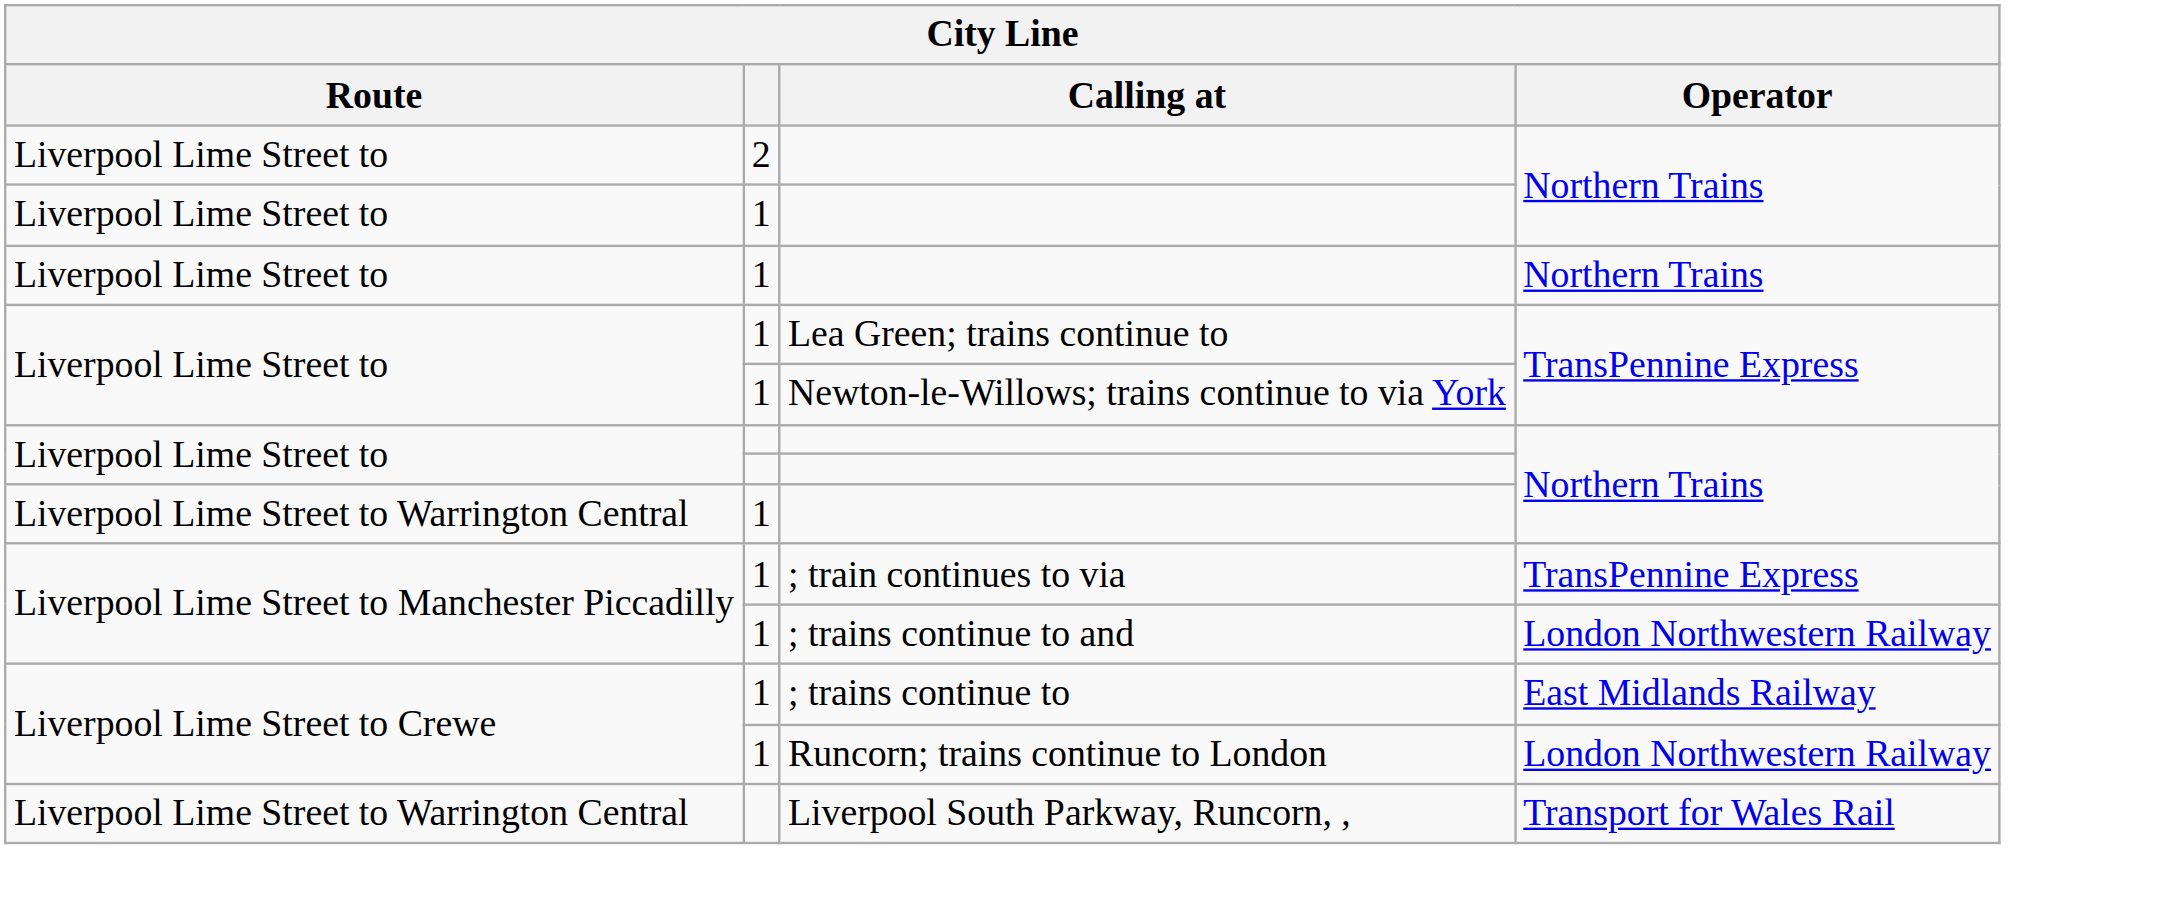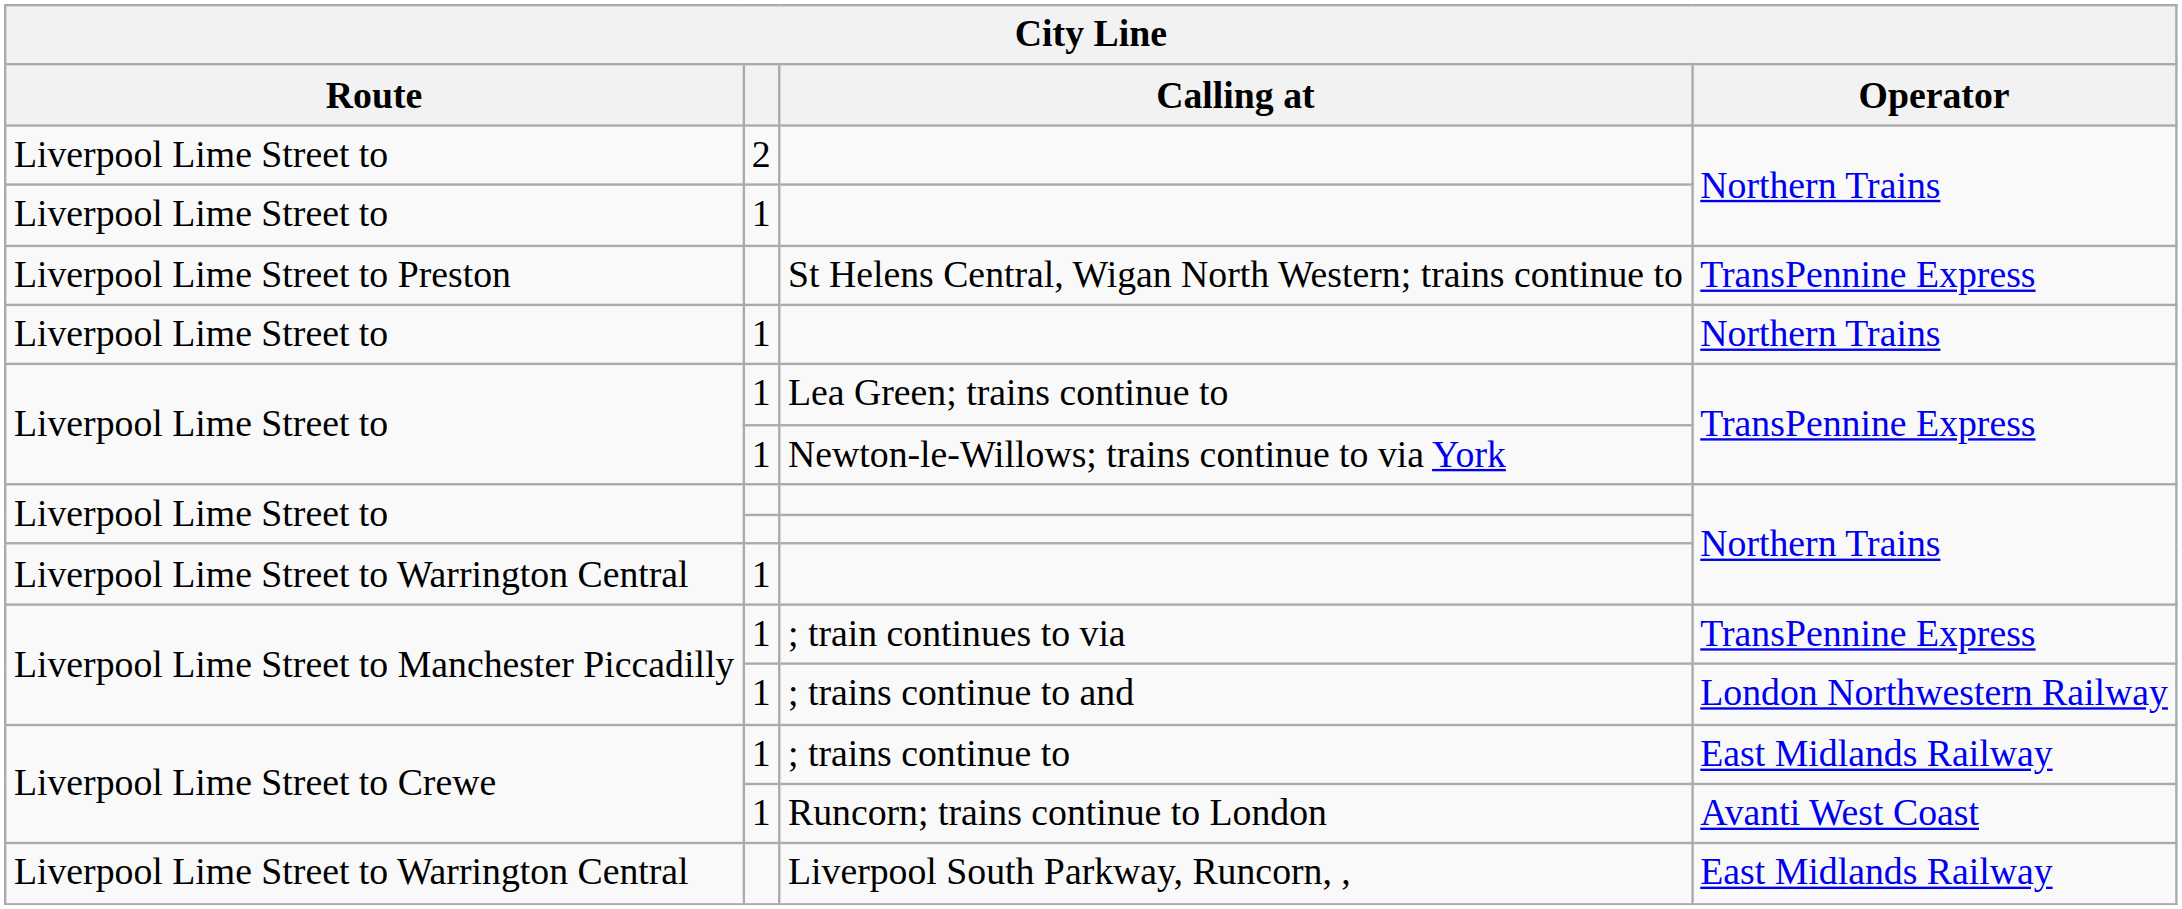+ row: (761, 275)
(1757, 753) London Northwestern Railway -> (1840, 812) Avanti West Coast
(1709, 812) Transport for Wales Rail -> (1876, 872) East Midlands Railway
